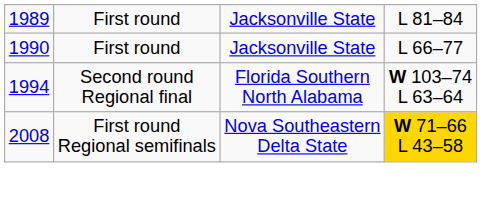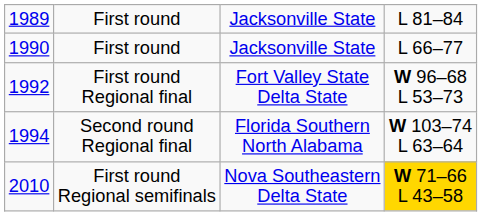+ row: (137, 87)
(29, 136) 2008 -> (29, 185) 2010
